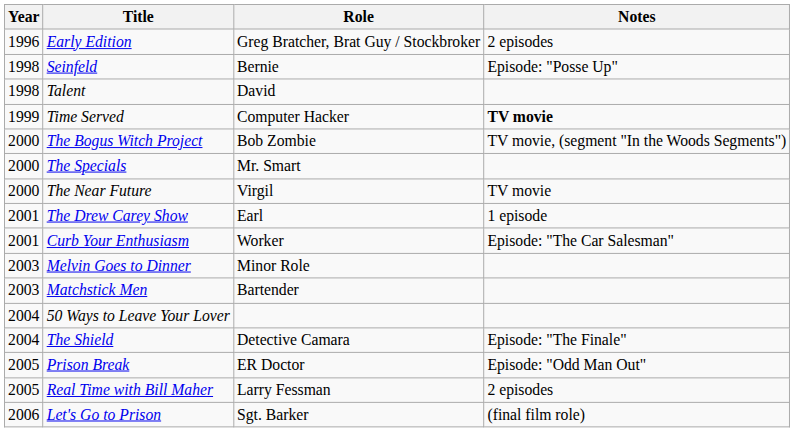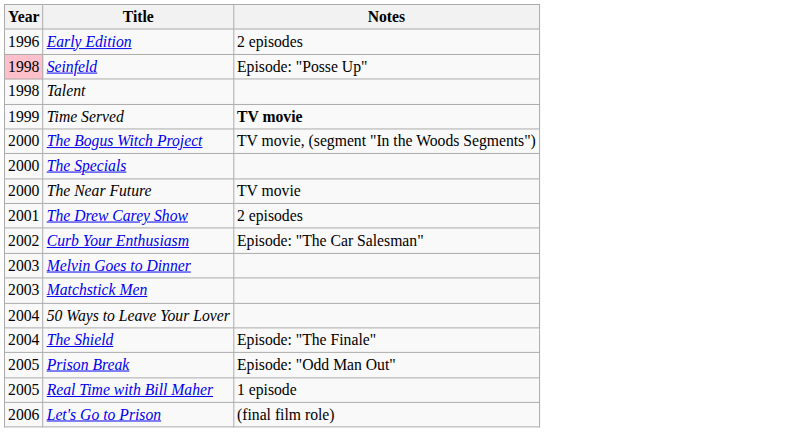- column: (359, 16)
(24, 66) no background -> (24, 66) pink background
(517, 215) 1 episode -> (270, 215) 2 episodes
(24, 240) 2001 -> (24, 240) 2002
(520, 389) 2 episodes -> (267, 389) 1 episode
